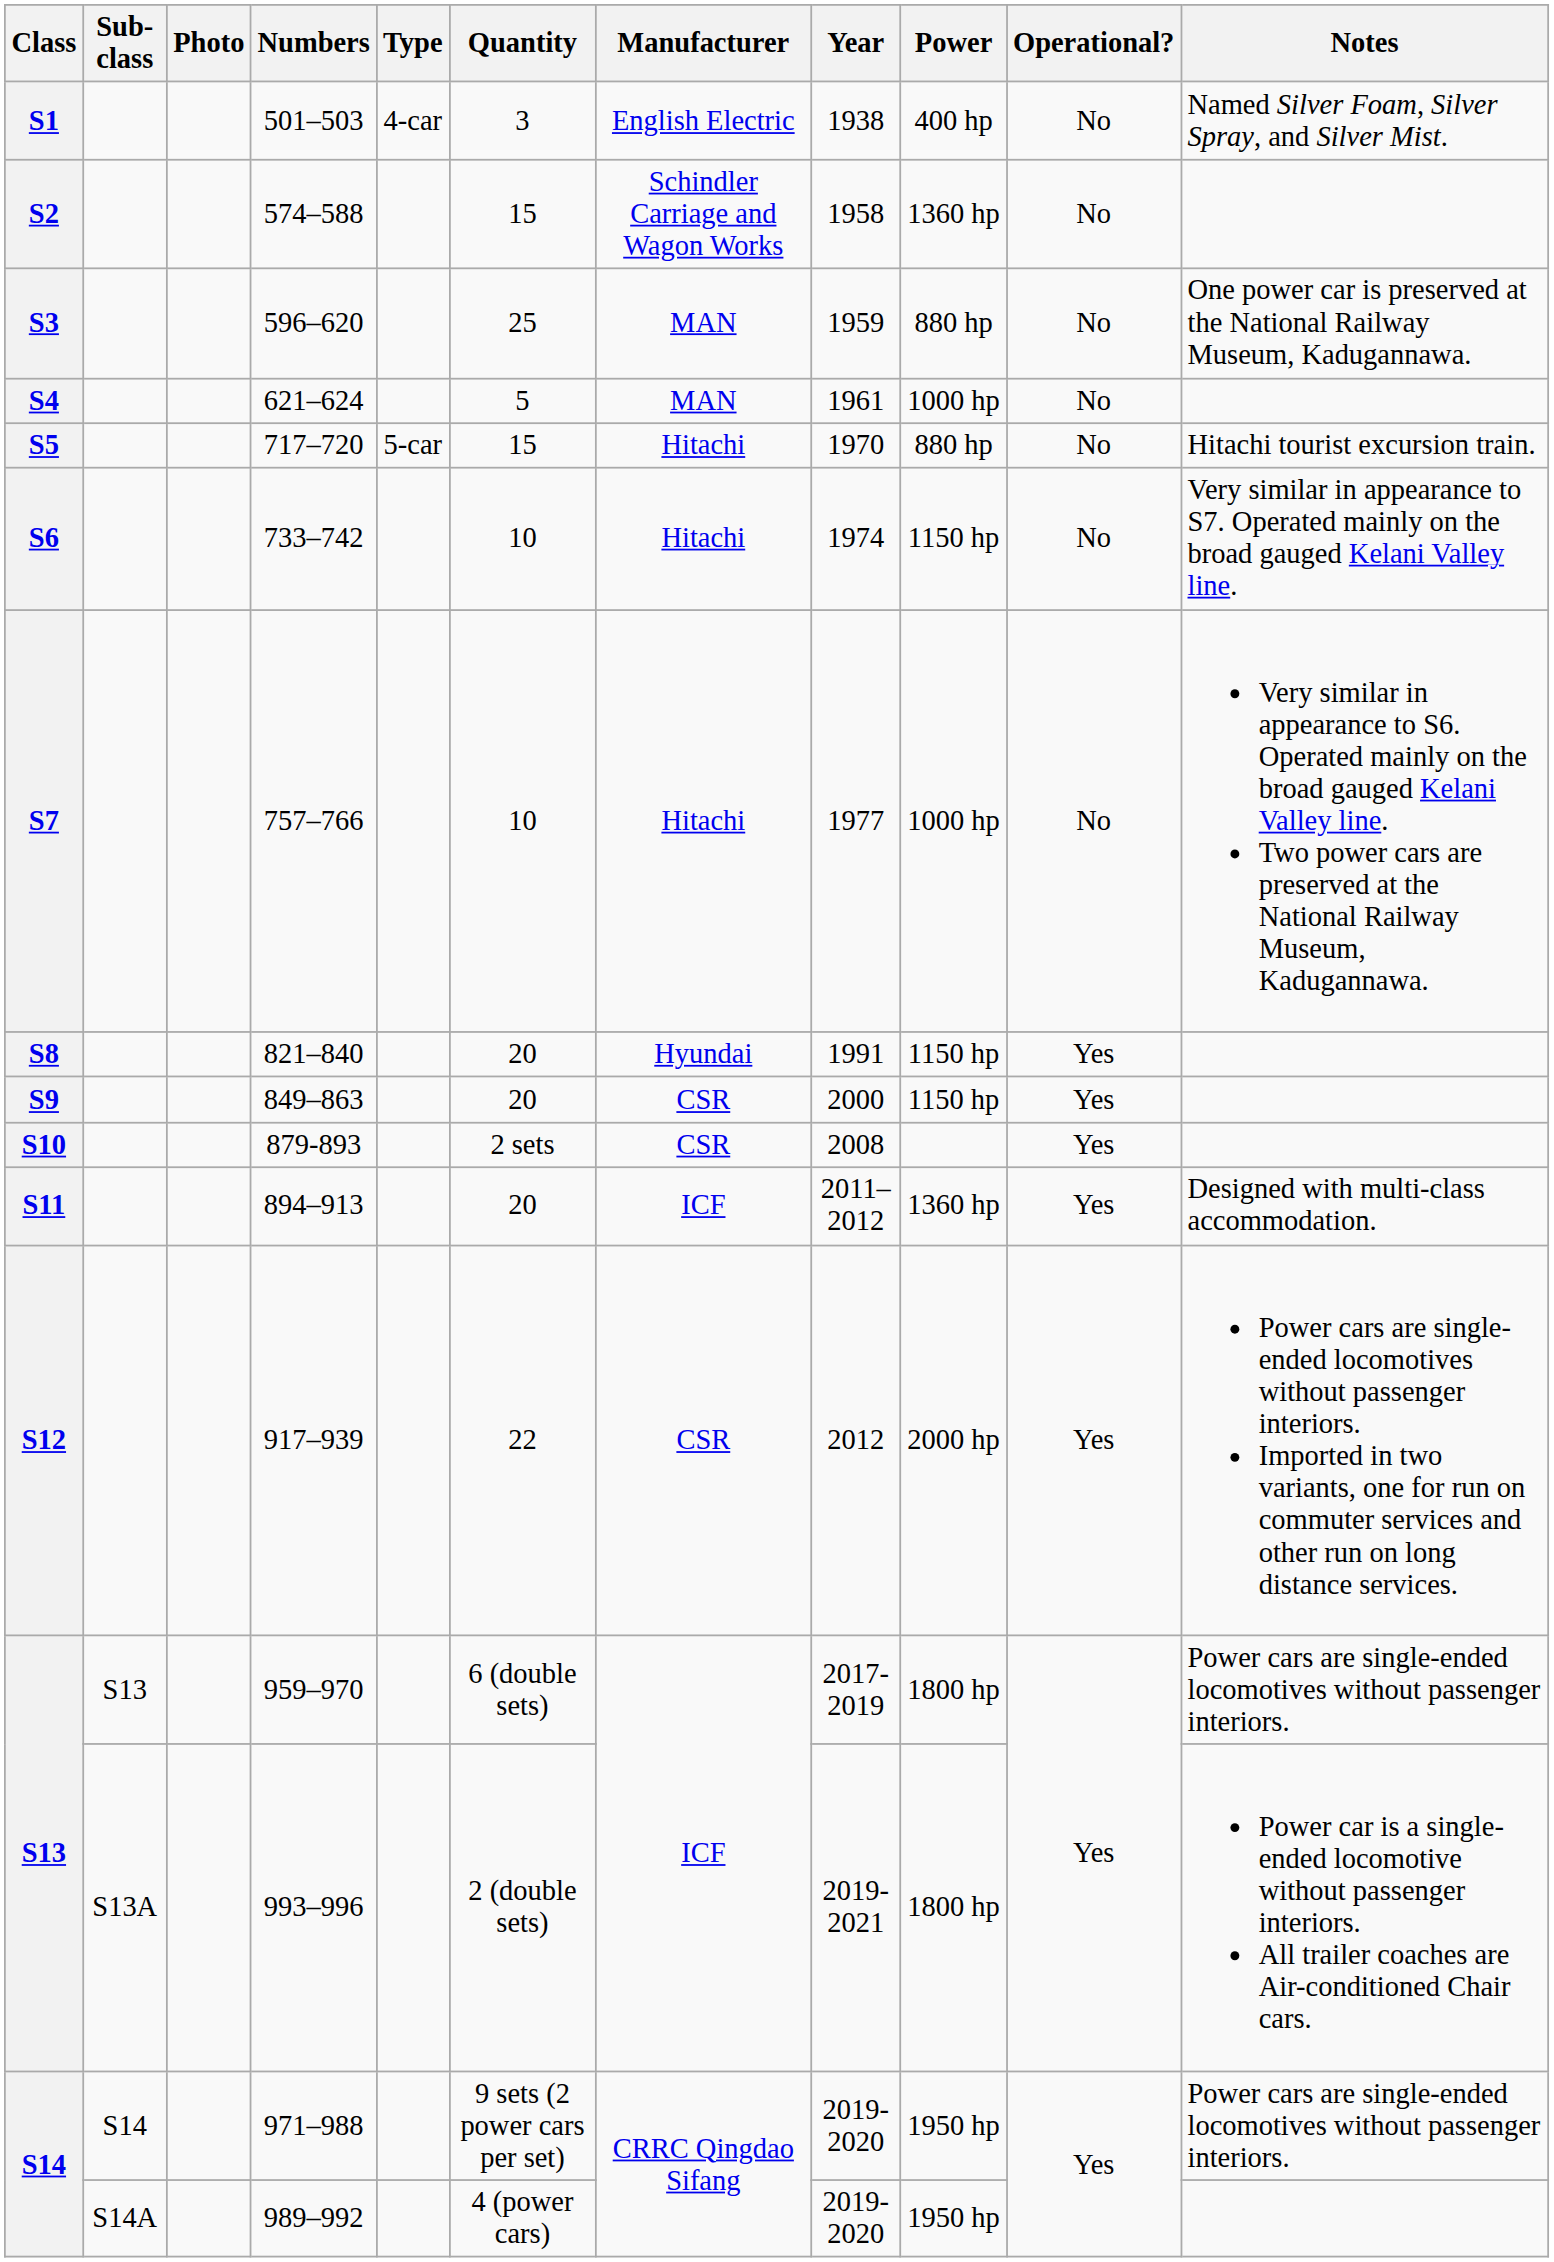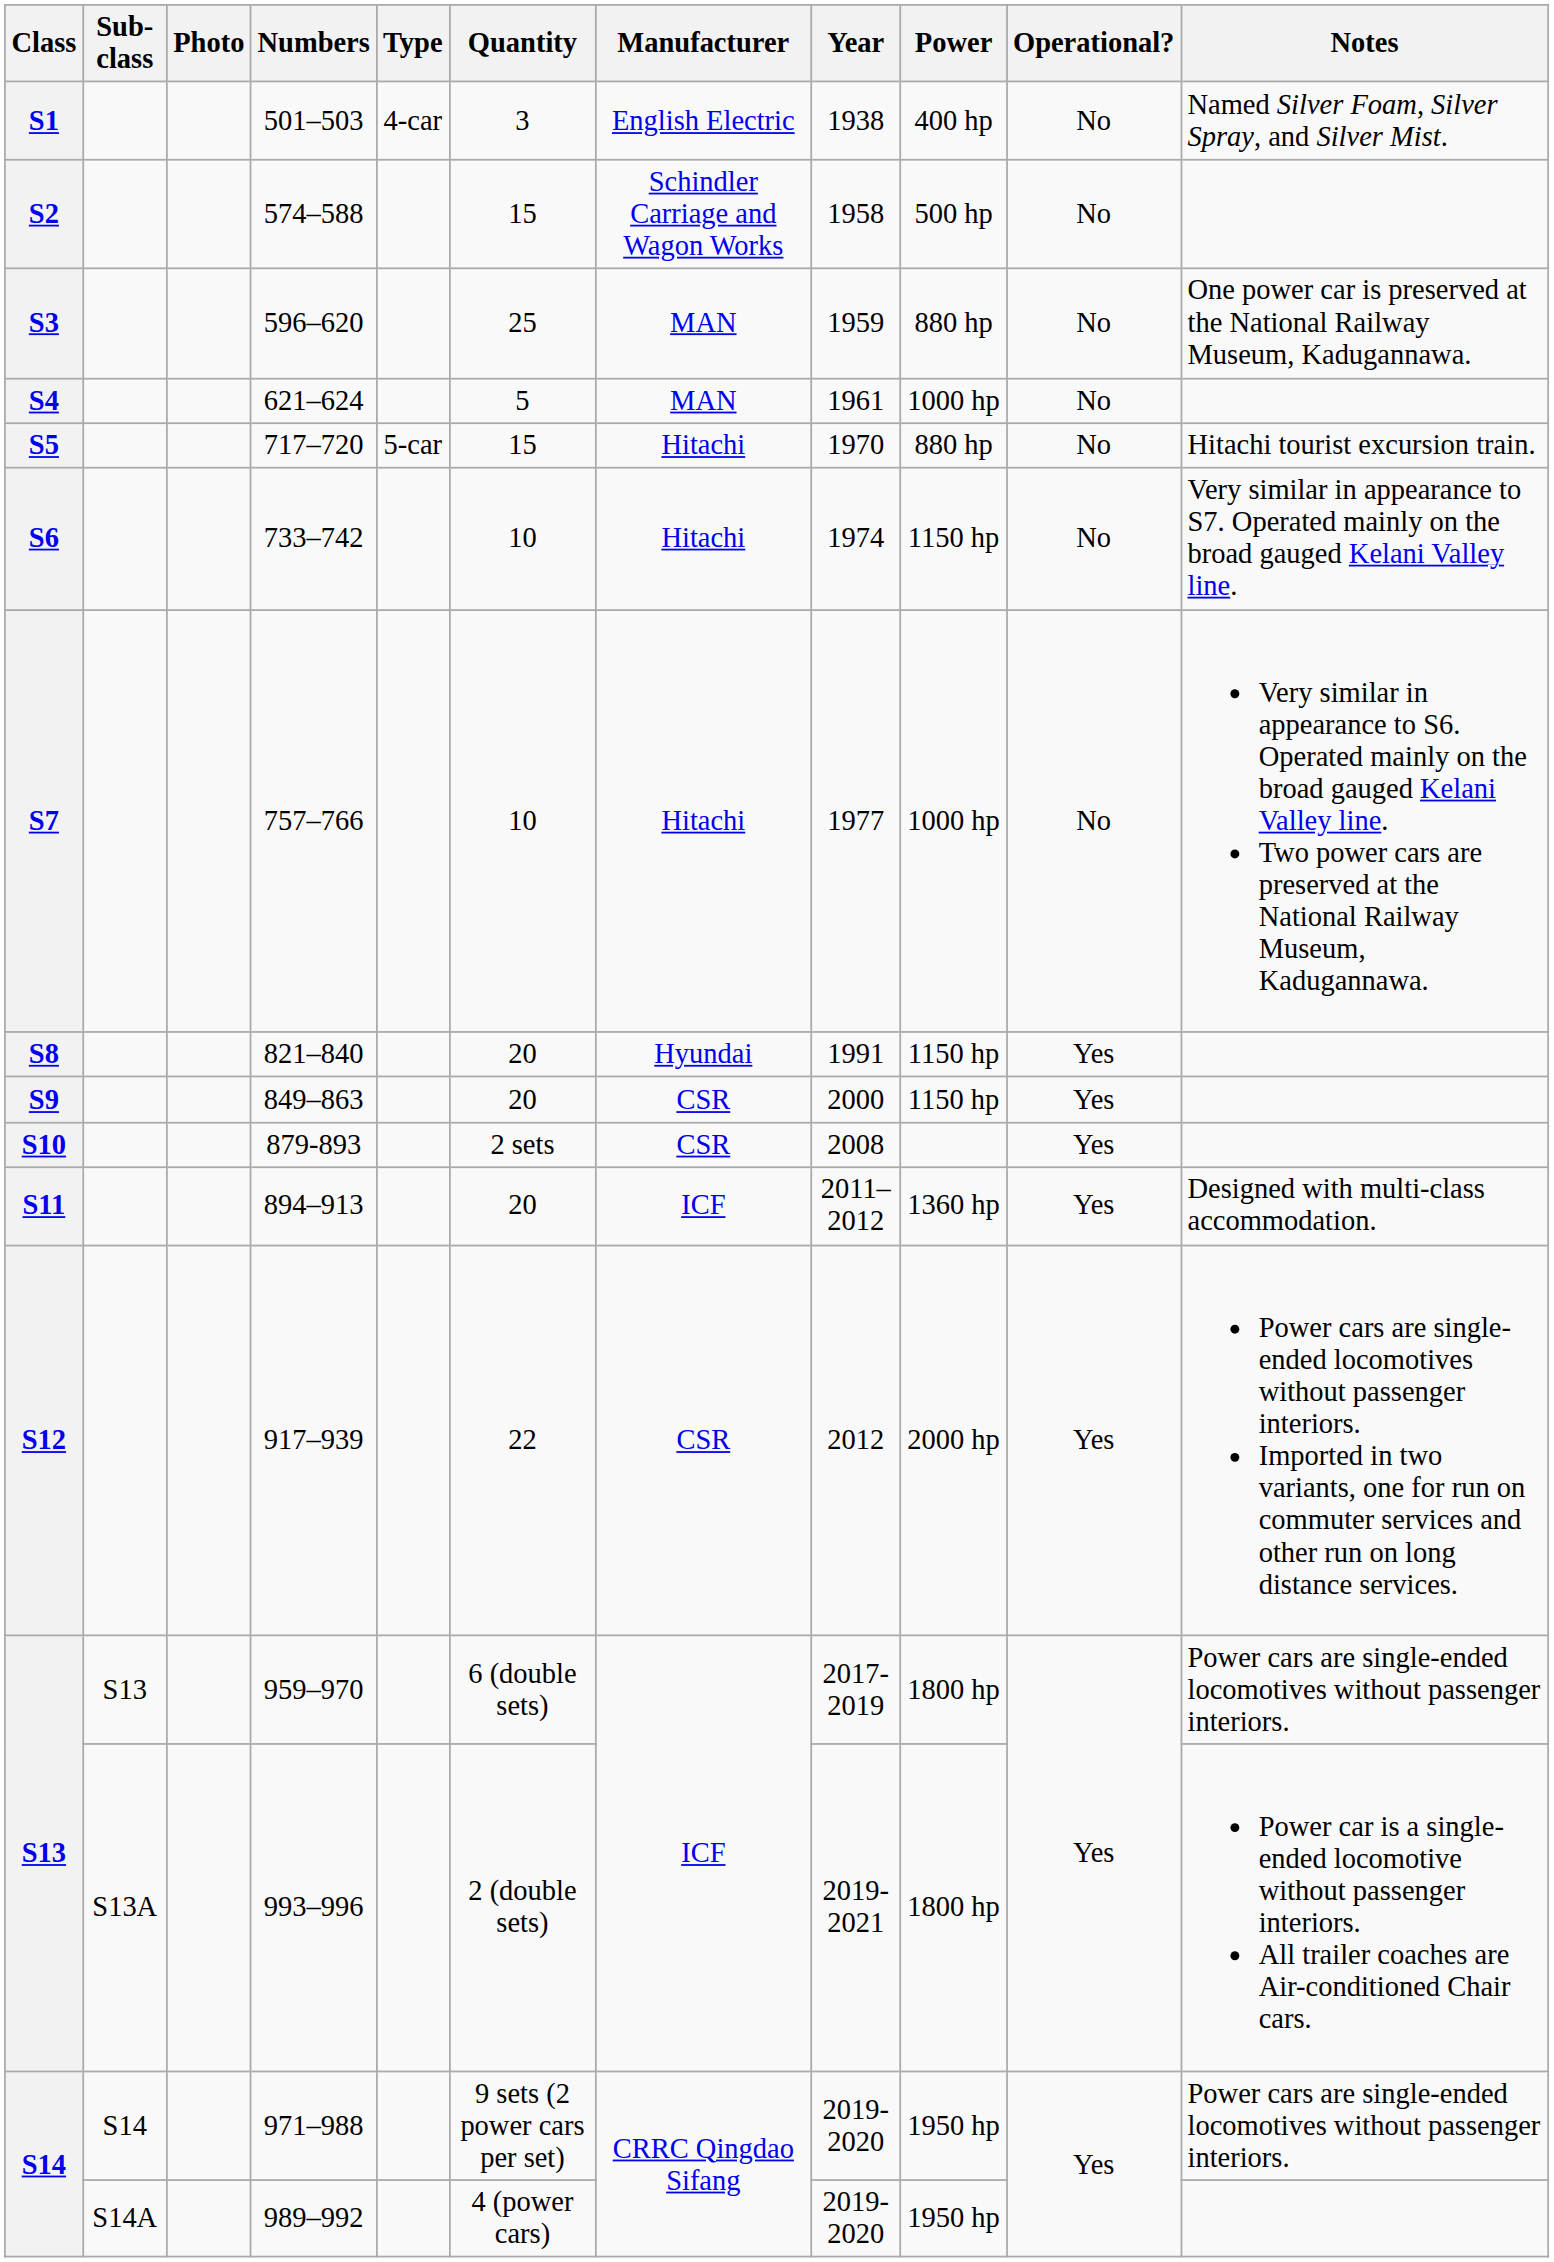(954, 213) 1360 hp -> (954, 213) 500 hp
